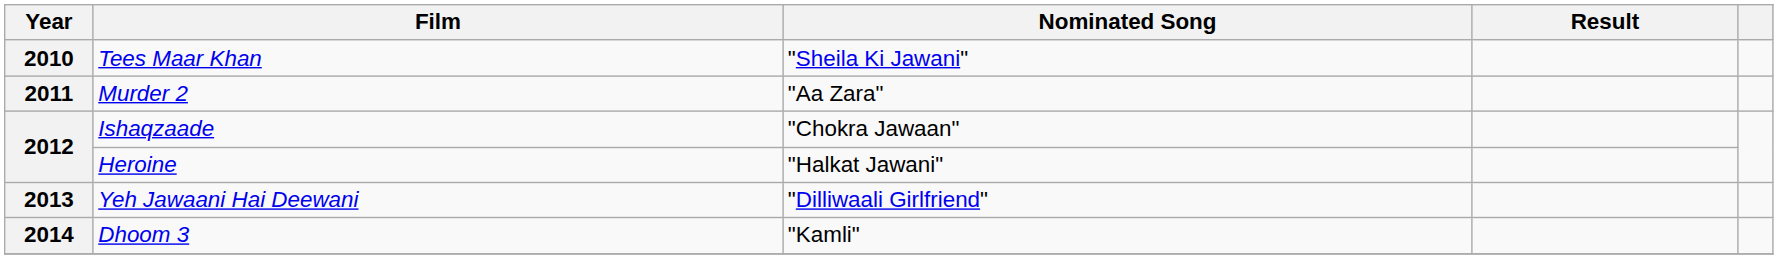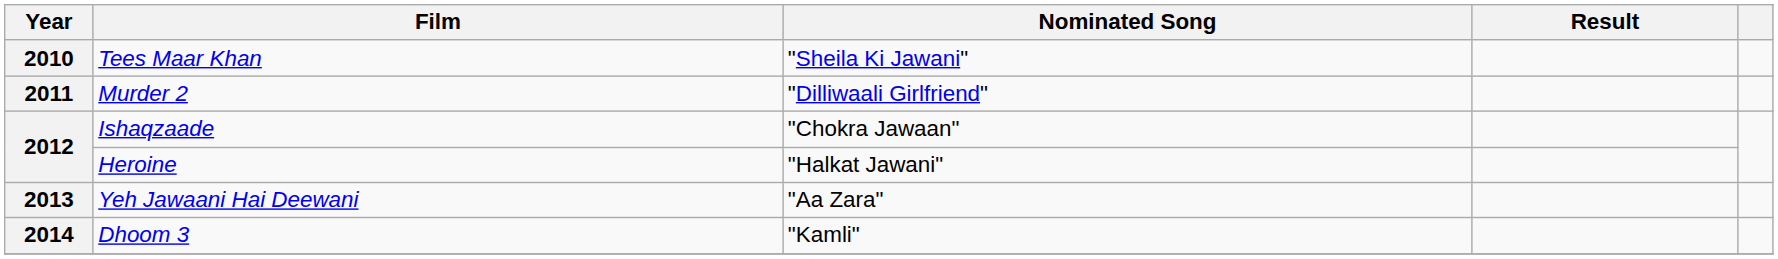(836, 93) "Aa Zara" -> (888, 93) "Dilliwaali Girlfriend"
(888, 199) "Dilliwaali Girlfriend" -> (836, 199) "Aa Zara"
